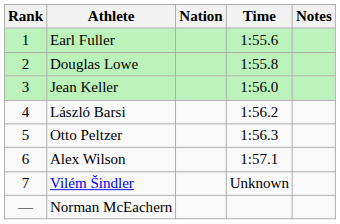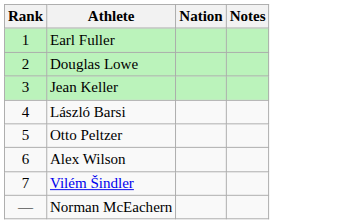- column: (259, 16)
